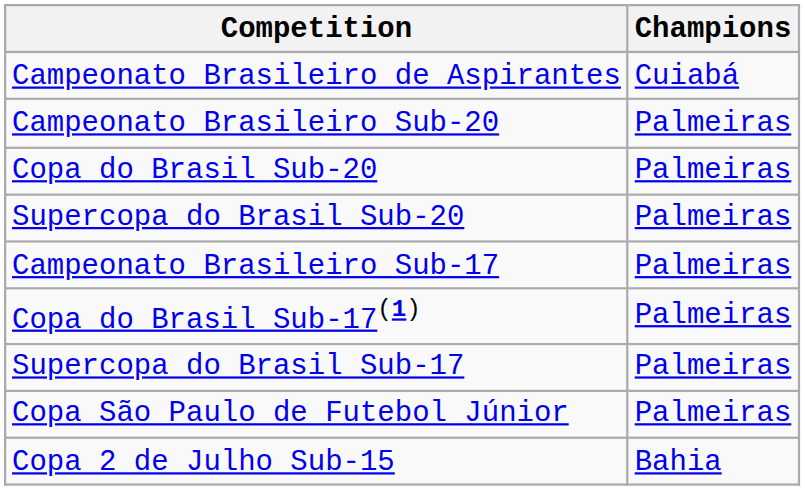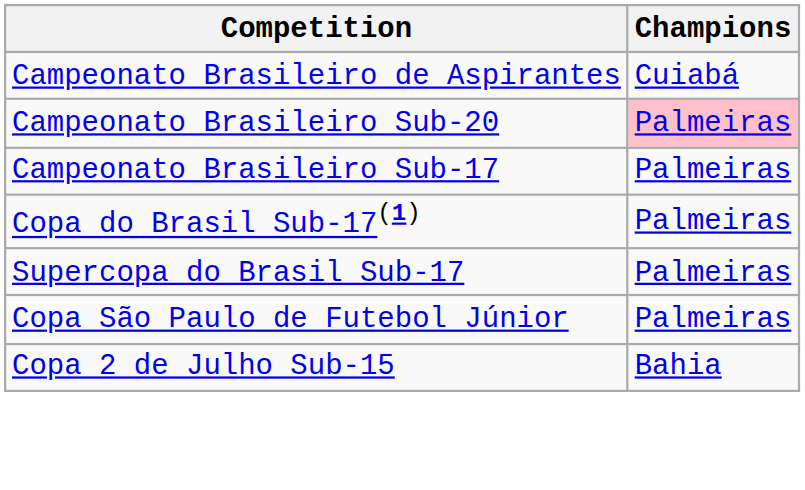(713, 123) no background -> (713, 123) pink background
- row: (195, 170)
- row: (238, 218)
